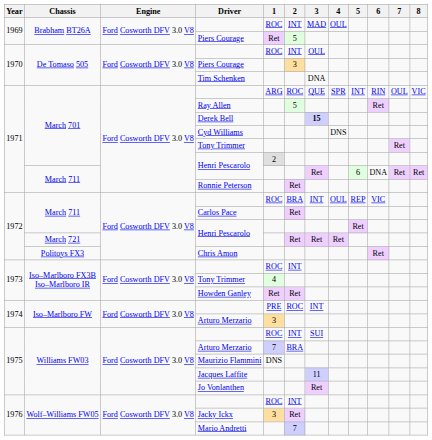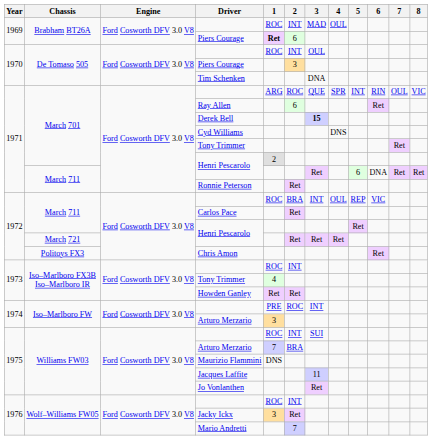(274, 37) normal -> (274, 37) bold
(295, 37) 5 -> (295, 37) 6
(295, 105) 5 -> (295, 105) 6
